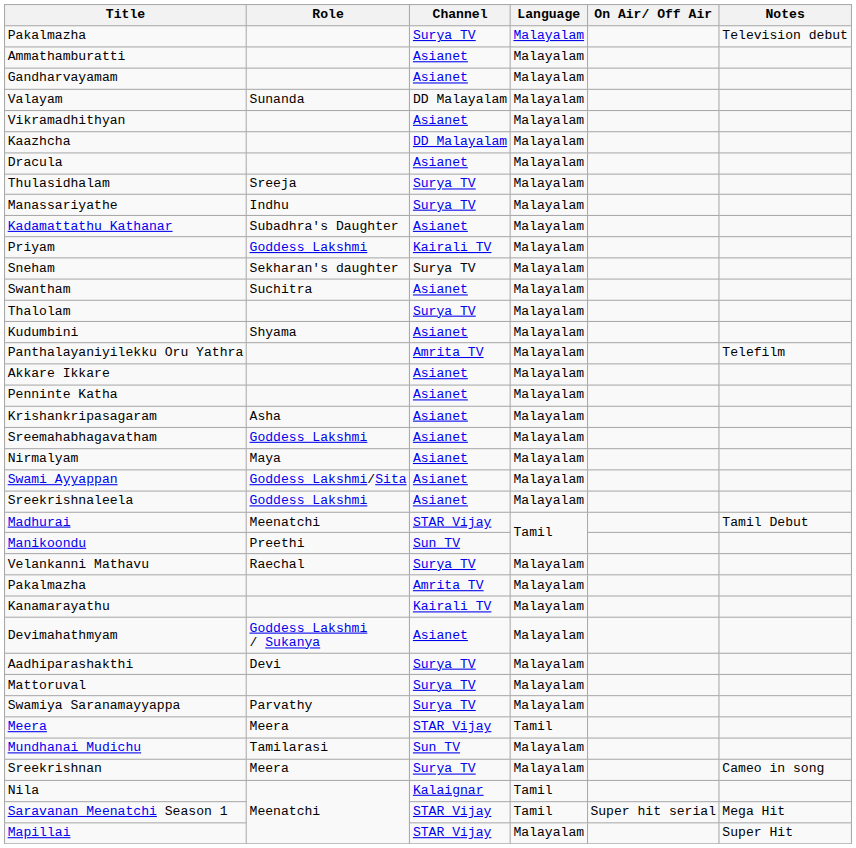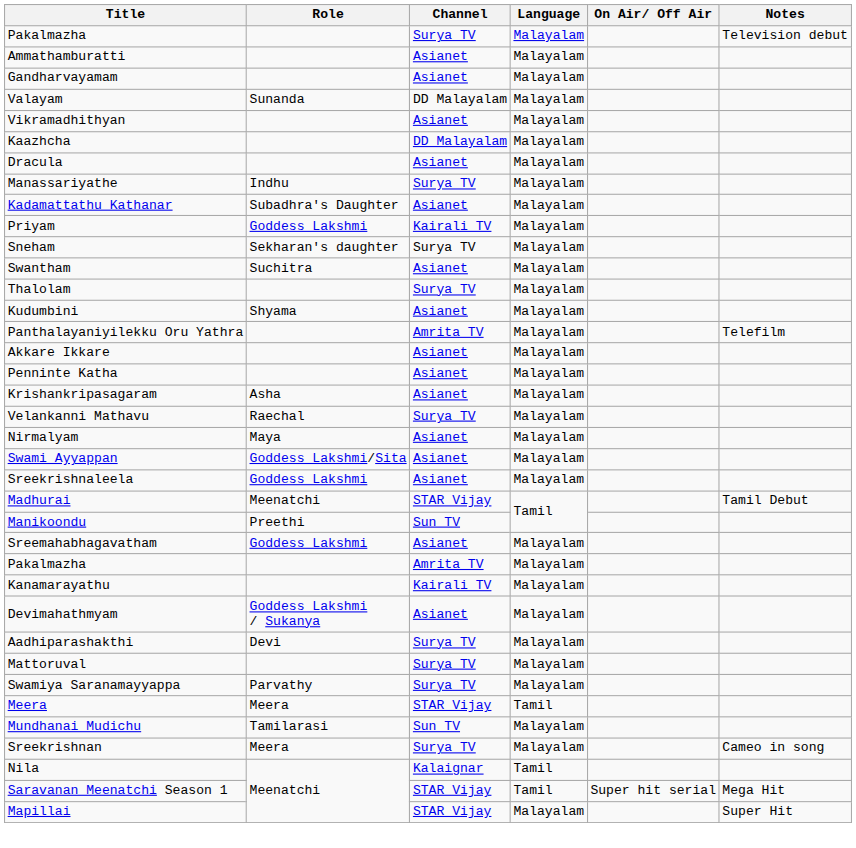- row: (59, 185)
rows swapped: (78, 565) <-> (82, 438)
